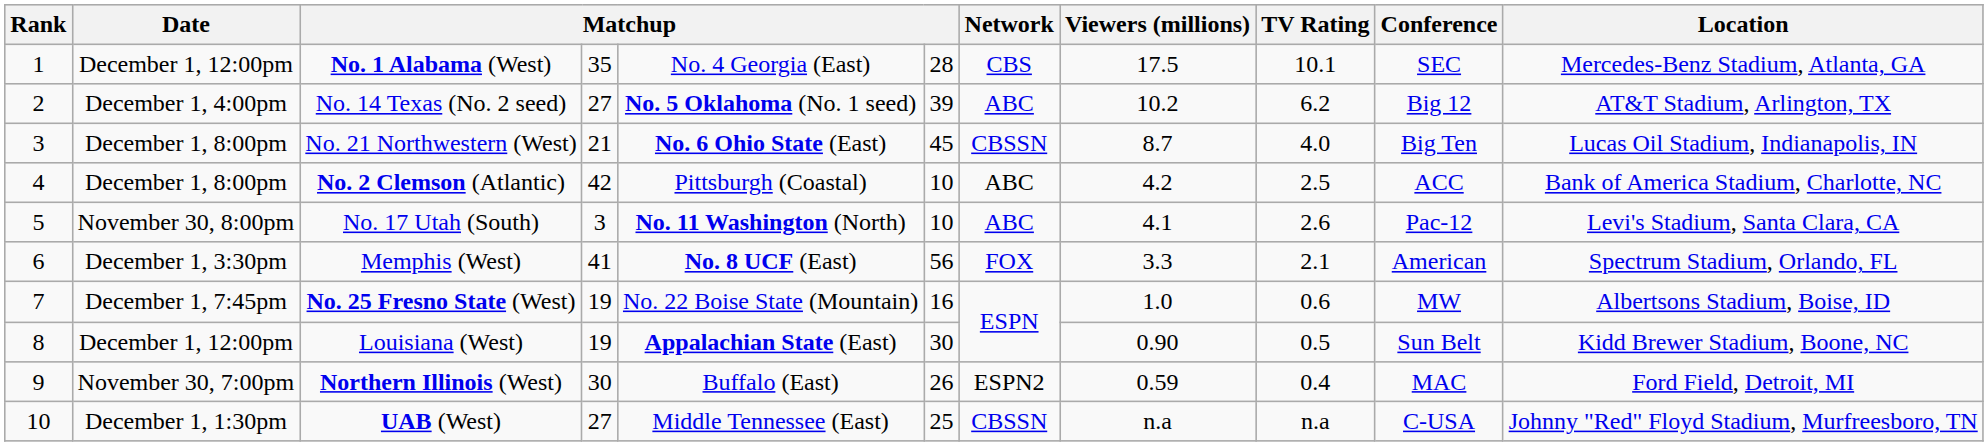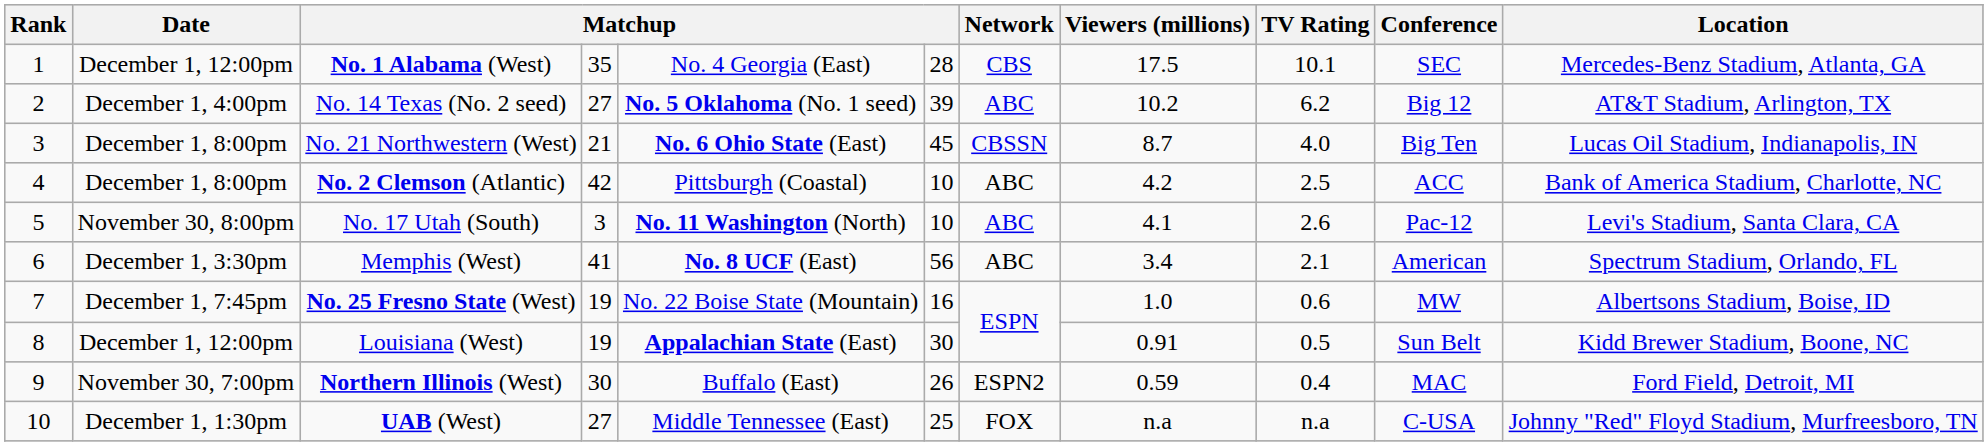(1009, 262) FOX -> (1009, 262) ABC
(1158, 262) 3.3 -> (1158, 262) 3.4
(1158, 341) 0.90 -> (1158, 341) 0.91
(1009, 420) CBSSN -> (1009, 420) FOX
